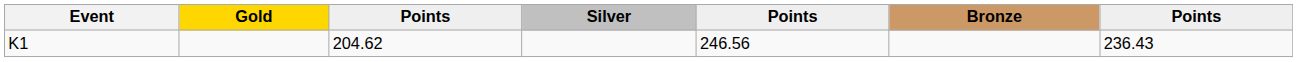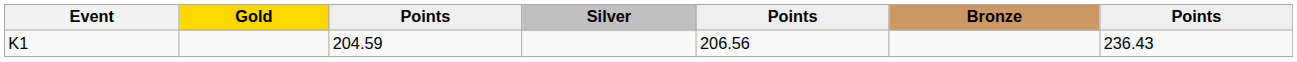(358, 43) 204.62 -> (358, 43) 204.59
(725, 43) 246.56 -> (725, 43) 206.56
